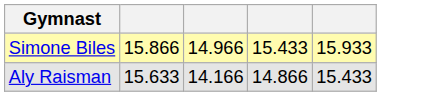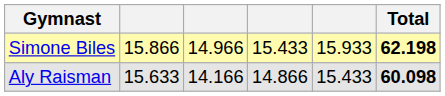+ column: (408, 18)
